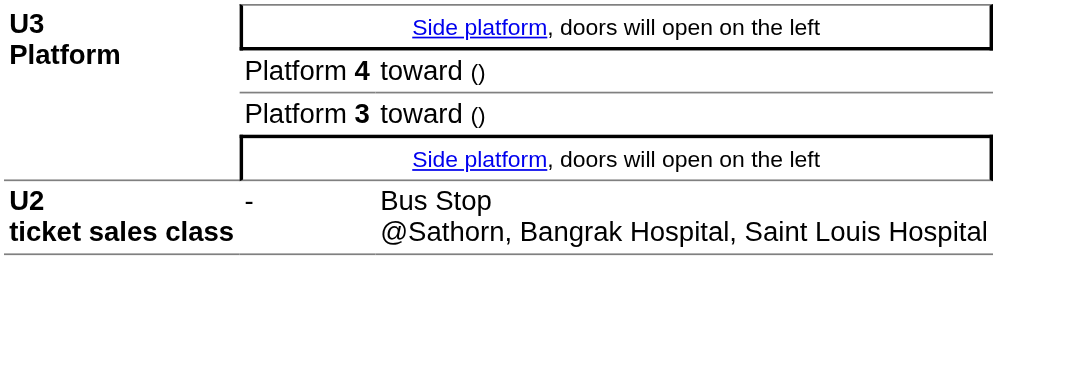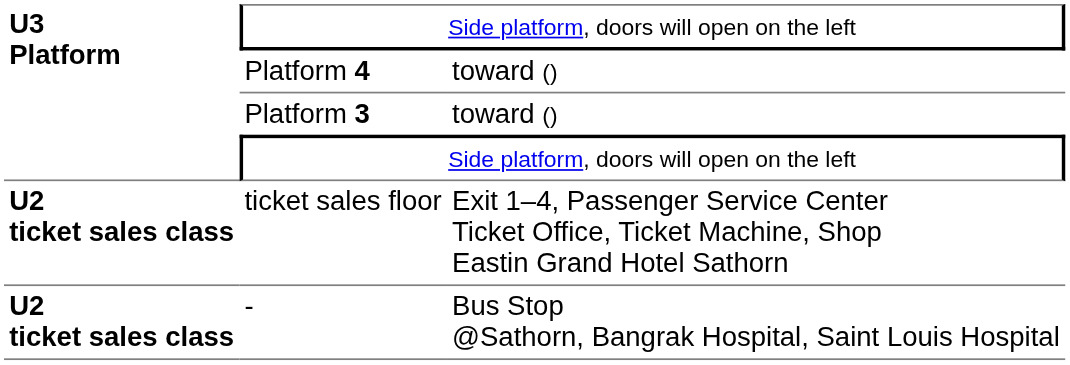+ row: (343, 201)
